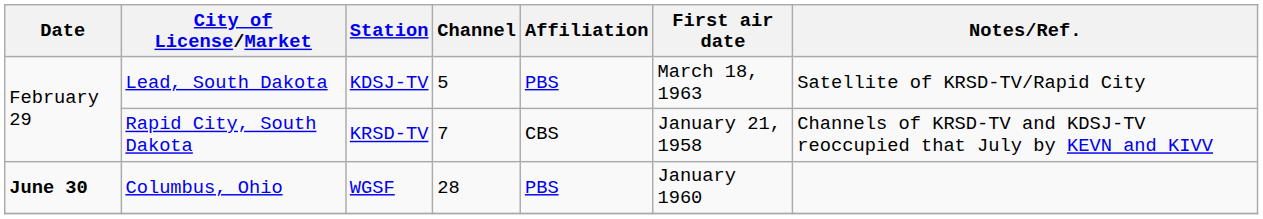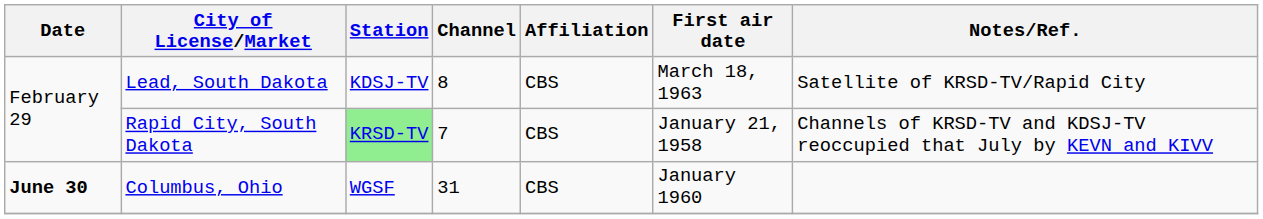(443, 83) 5 -> (443, 83) 8
(542, 83) PBS -> (542, 83) CBS
(389, 135) no background -> (389, 135) lightgreen background
(449, 187) 28 -> (449, 187) 31
(542, 187) PBS -> (542, 187) CBS
